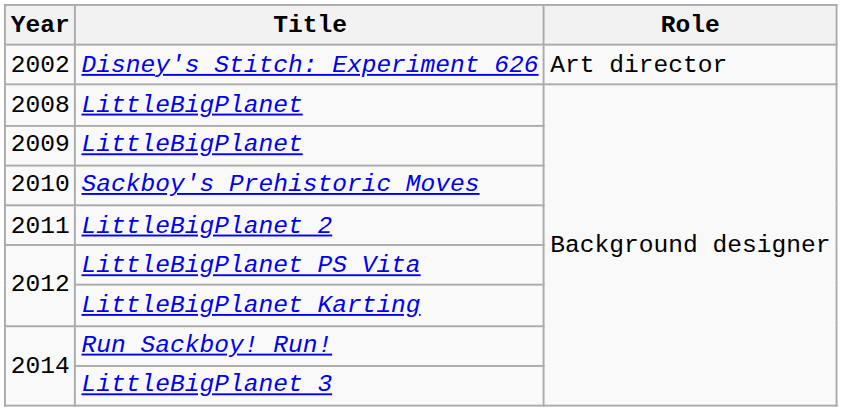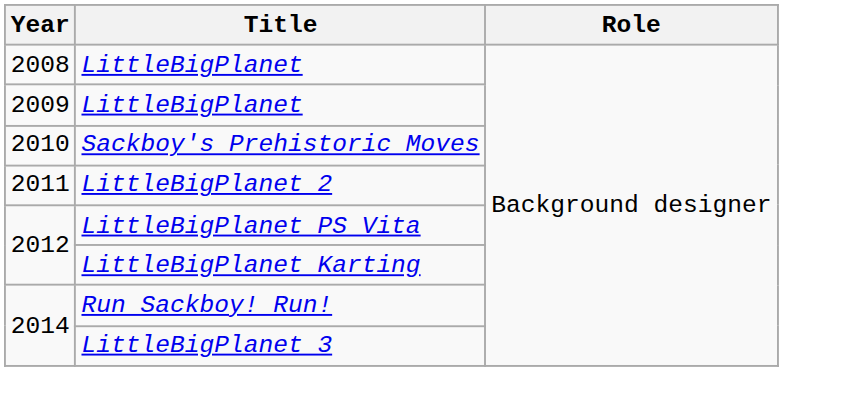- row: (40, 65)
